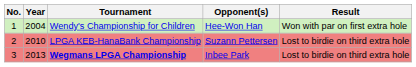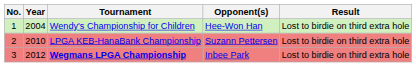(344, 26) Won with par on first extra hole -> (346, 26) Lost to birdie on third extra hole
(35, 55) 2013 -> (35, 55) 2012
